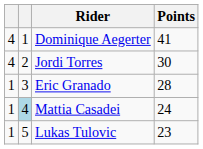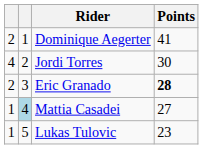(11, 39) 4 -> (11, 39) 2
(11, 86) 1 -> (11, 86) 2
(164, 86) normal -> (164, 86) bold
(164, 109) 24 -> (164, 109) 27
